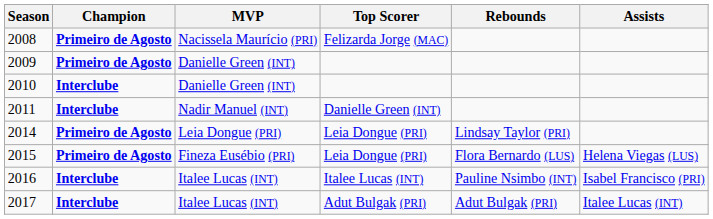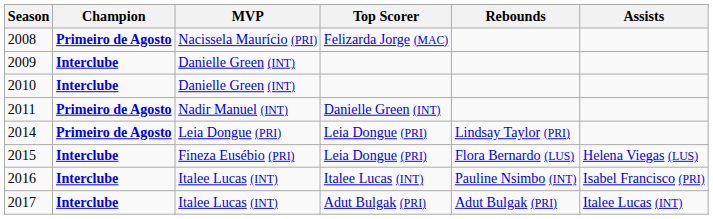(114, 63) Primeiro de Agosto -> (87, 63) Interclube
(87, 109) Interclube -> (114, 109) Primeiro de Agosto
(114, 156) Primeiro de Agosto -> (87, 156) Interclube
